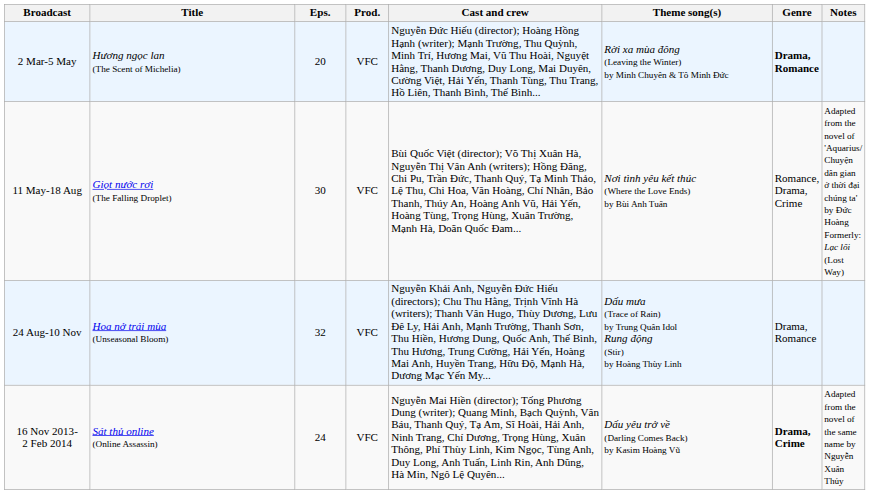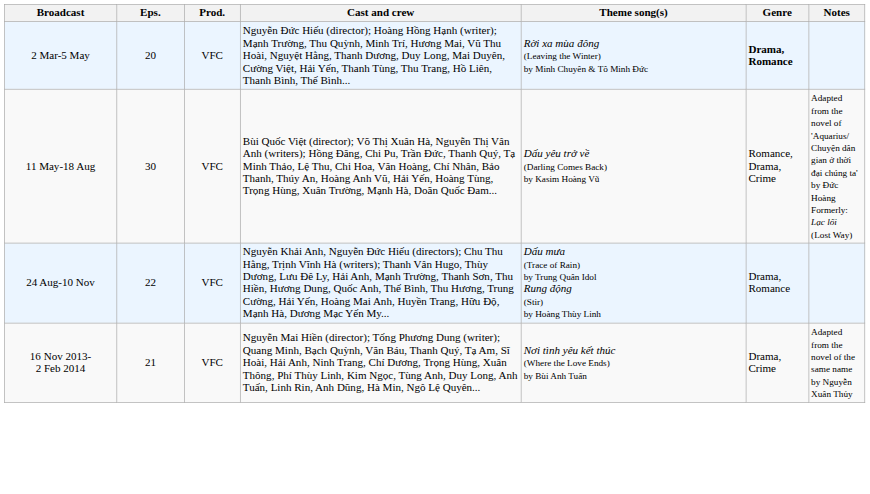- column: (192, 13)
(650, 191) Nơi tình yêu kết thúc (Where the Love Ends) by Bùi Anh Tuấn -> (565, 166) Dấu yêu trở về (Darling Comes Back) by Kasim Hoàng Vũ
(320, 332) 32 -> (150, 283) 22
(320, 437) 24 -> (150, 362) 21
(646, 437) Dấu yêu trở về (Darling Comes Back) by Kasim Hoàng Vũ -> (570, 362) Nơi tình yêu kết thúc (Where the Love Ends) by Bùi Anh Tuấn
(793, 437) bold -> (765, 362) normal
